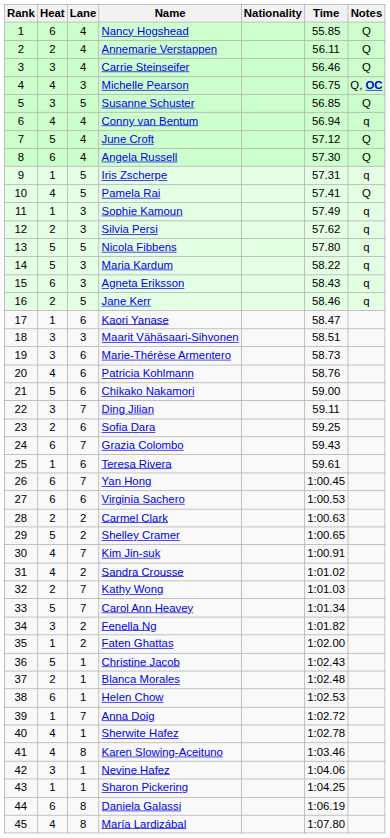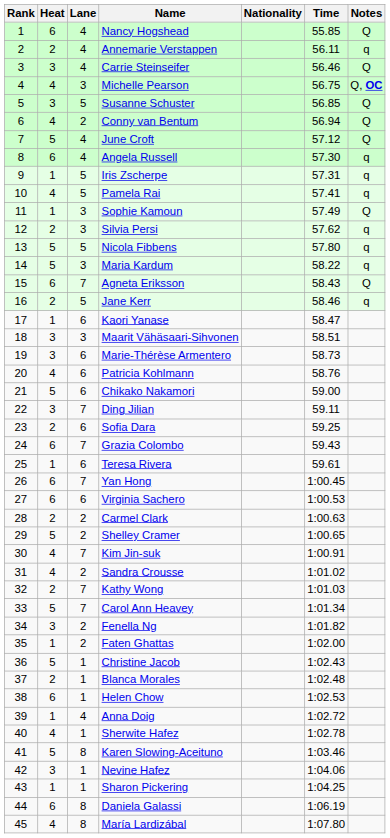(366, 49) Q -> (366, 49) q
(83, 121) 4 -> (83, 121) 2
(366, 121) q -> (366, 121) Q
(366, 157) Q -> (366, 157) q
(366, 193) Q -> (366, 193) q
(366, 211) q -> (366, 211) Q
(83, 283) 3 -> (83, 283) 7
(366, 283) q -> (366, 283) Q
(83, 716) 7 -> (83, 716) 4
(52, 752) 4 -> (52, 752) 5
